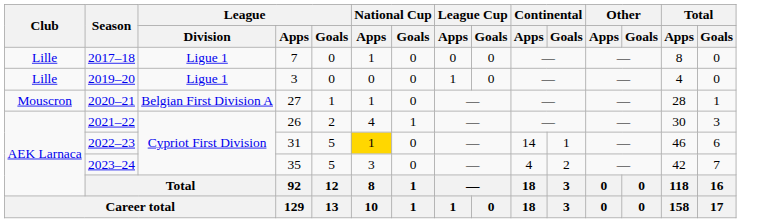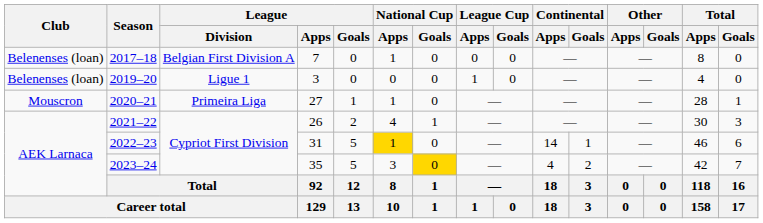(45, 57) Lille -> (55, 57) Belenenses (loan)
(207, 57) Ligue 1 -> (229, 57) Belgian First Division A
(45, 79) Lille -> (55, 79) Belenenses (loan)
(207, 100) Belgian First Division A -> (229, 100) Primeira Liga
(413, 164) no background -> (435, 164) gold background
